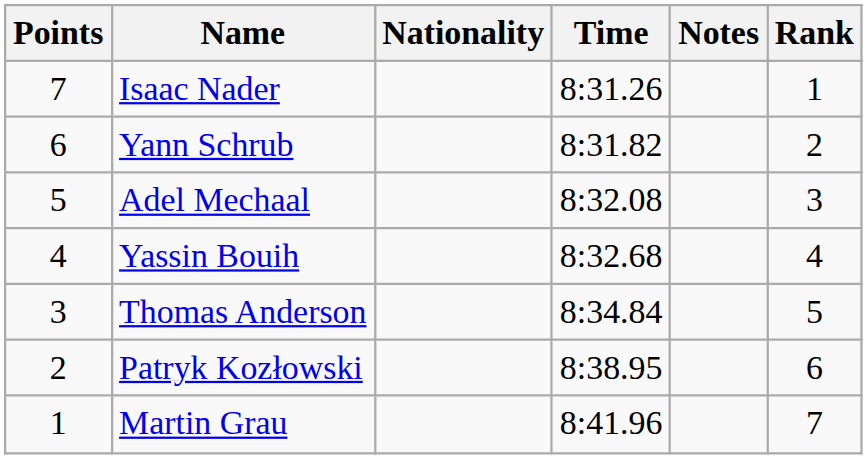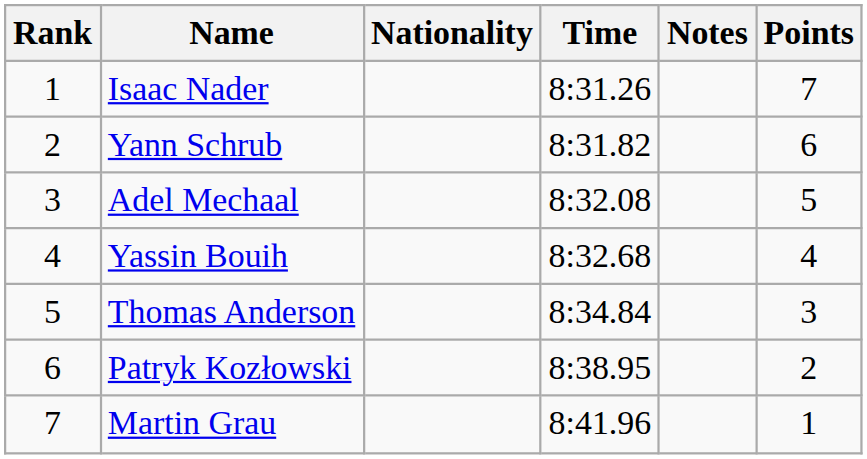columns swapped: (814, 32) <-> (58, 32)
